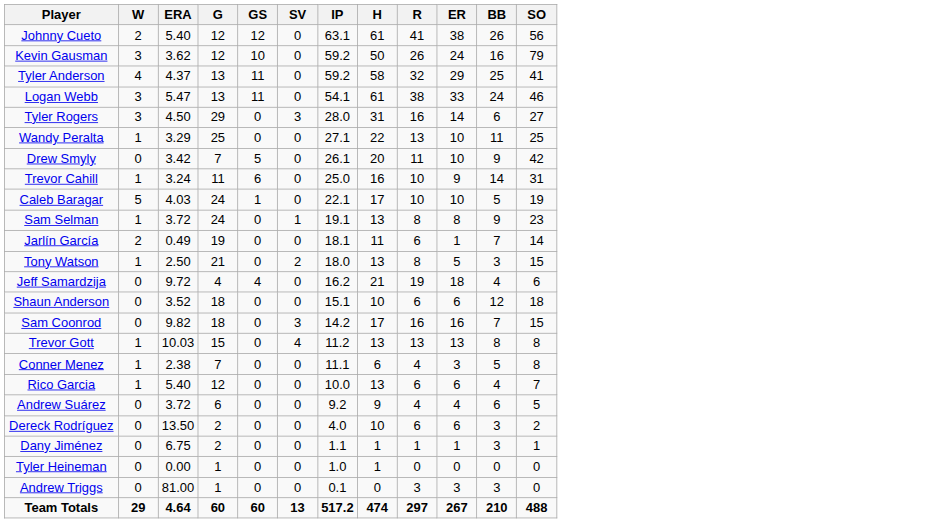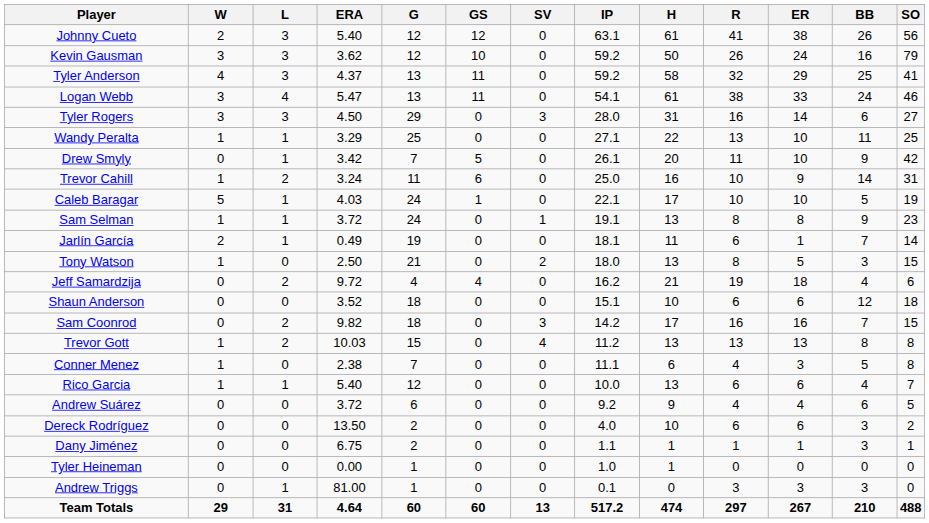+ column: (285, 14)
